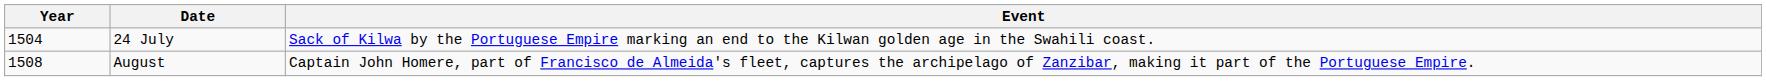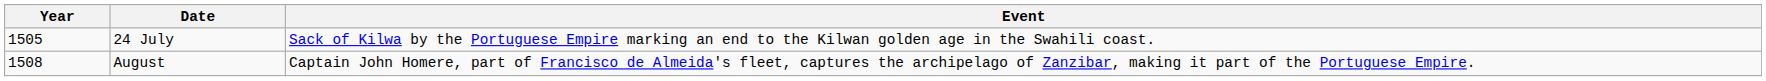(25, 40) 1504 -> (25, 40) 1505
